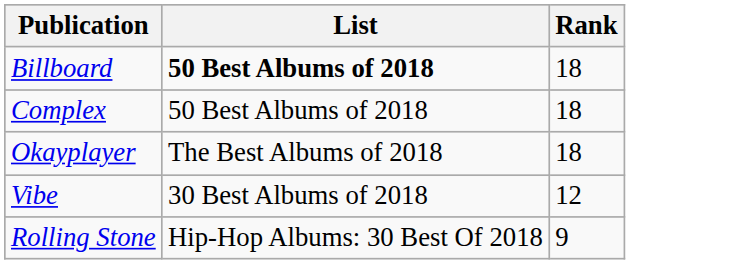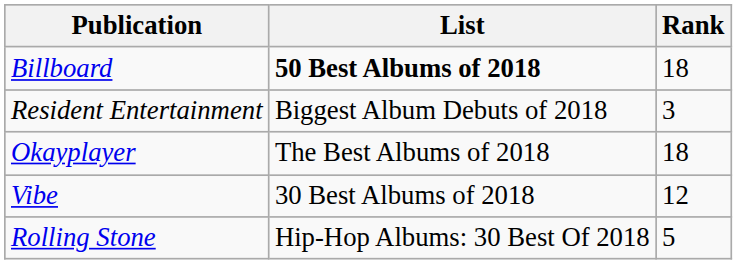- row: (58, 110)
+ row: (137, 110)
(562, 237) 9 -> (669, 237) 5
